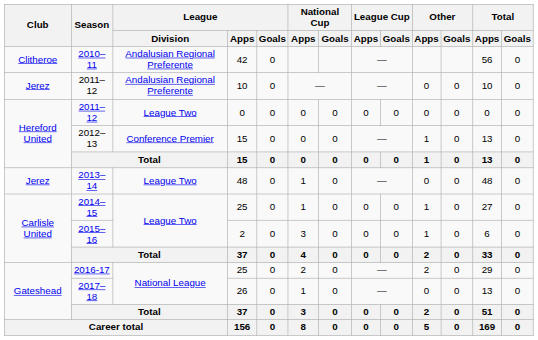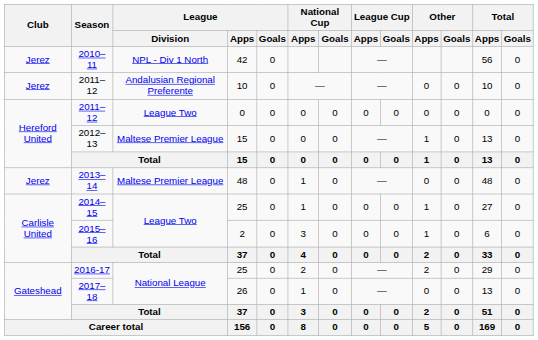(38, 59) Clitheroe -> (38, 59) Jerez
(170, 59) Andalusian Regional Preferente -> (170, 59) NPL - Div 1 North
(170, 139) Conference Premier -> (170, 139) Maltese Premier League
(170, 180) League Two -> (170, 180) Maltese Premier League
